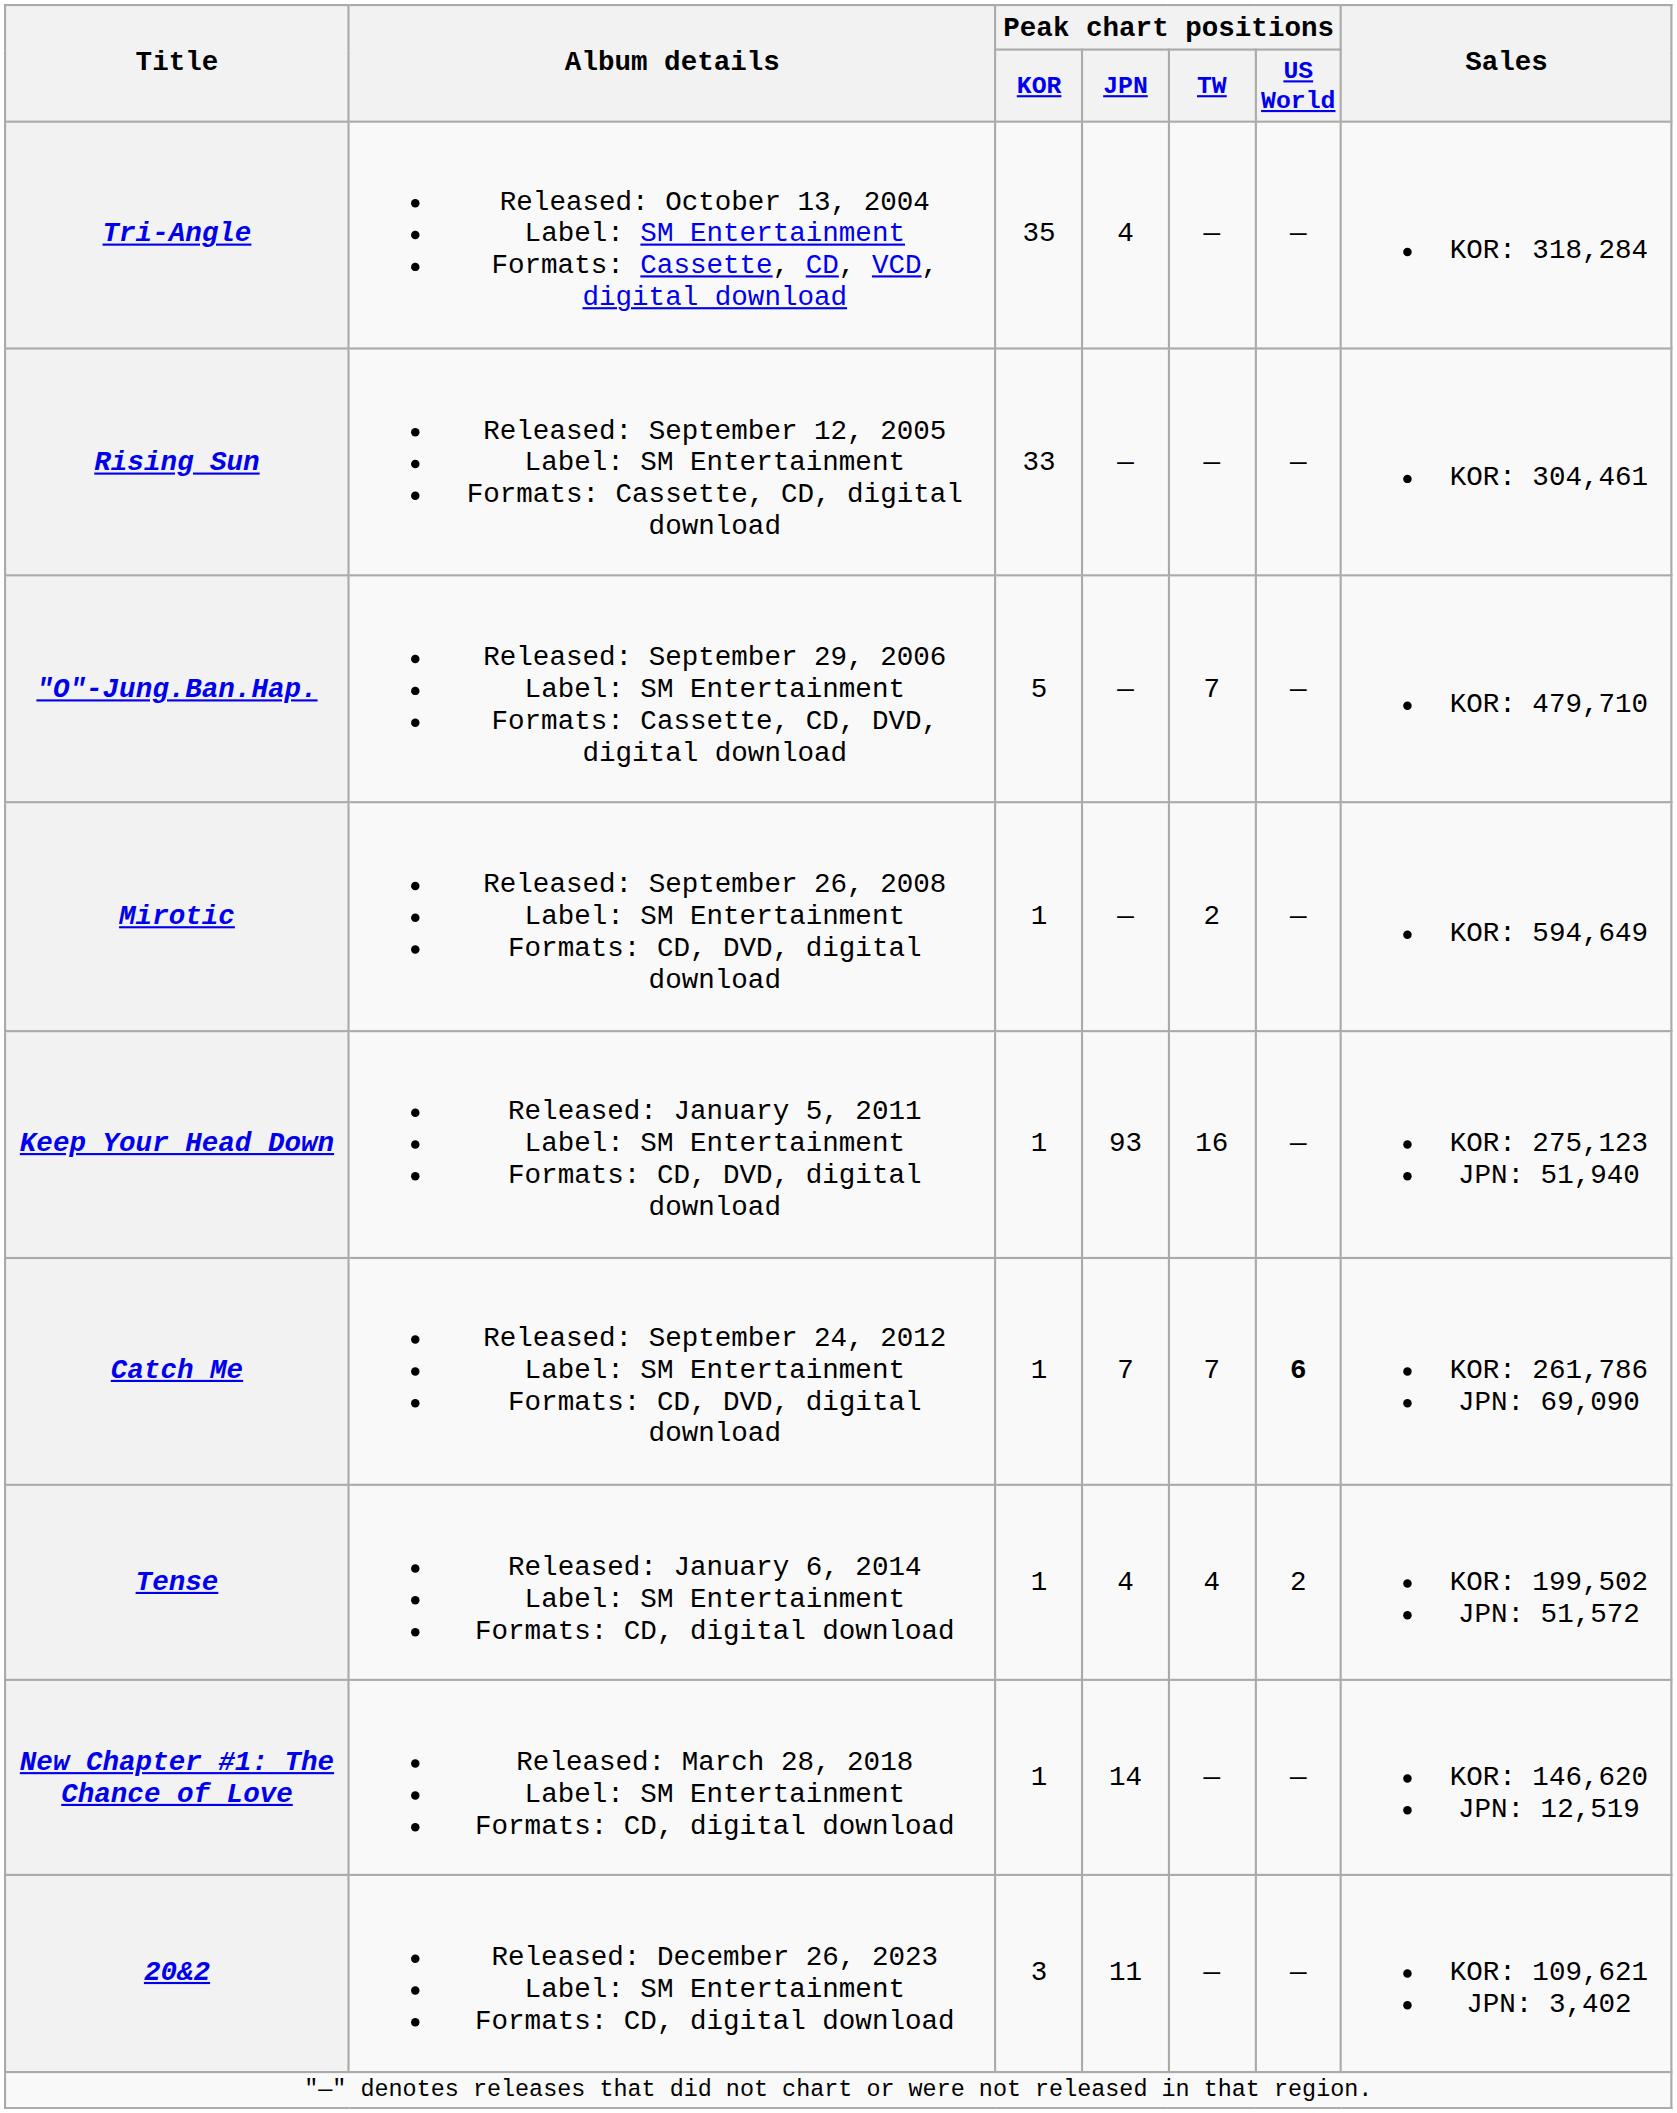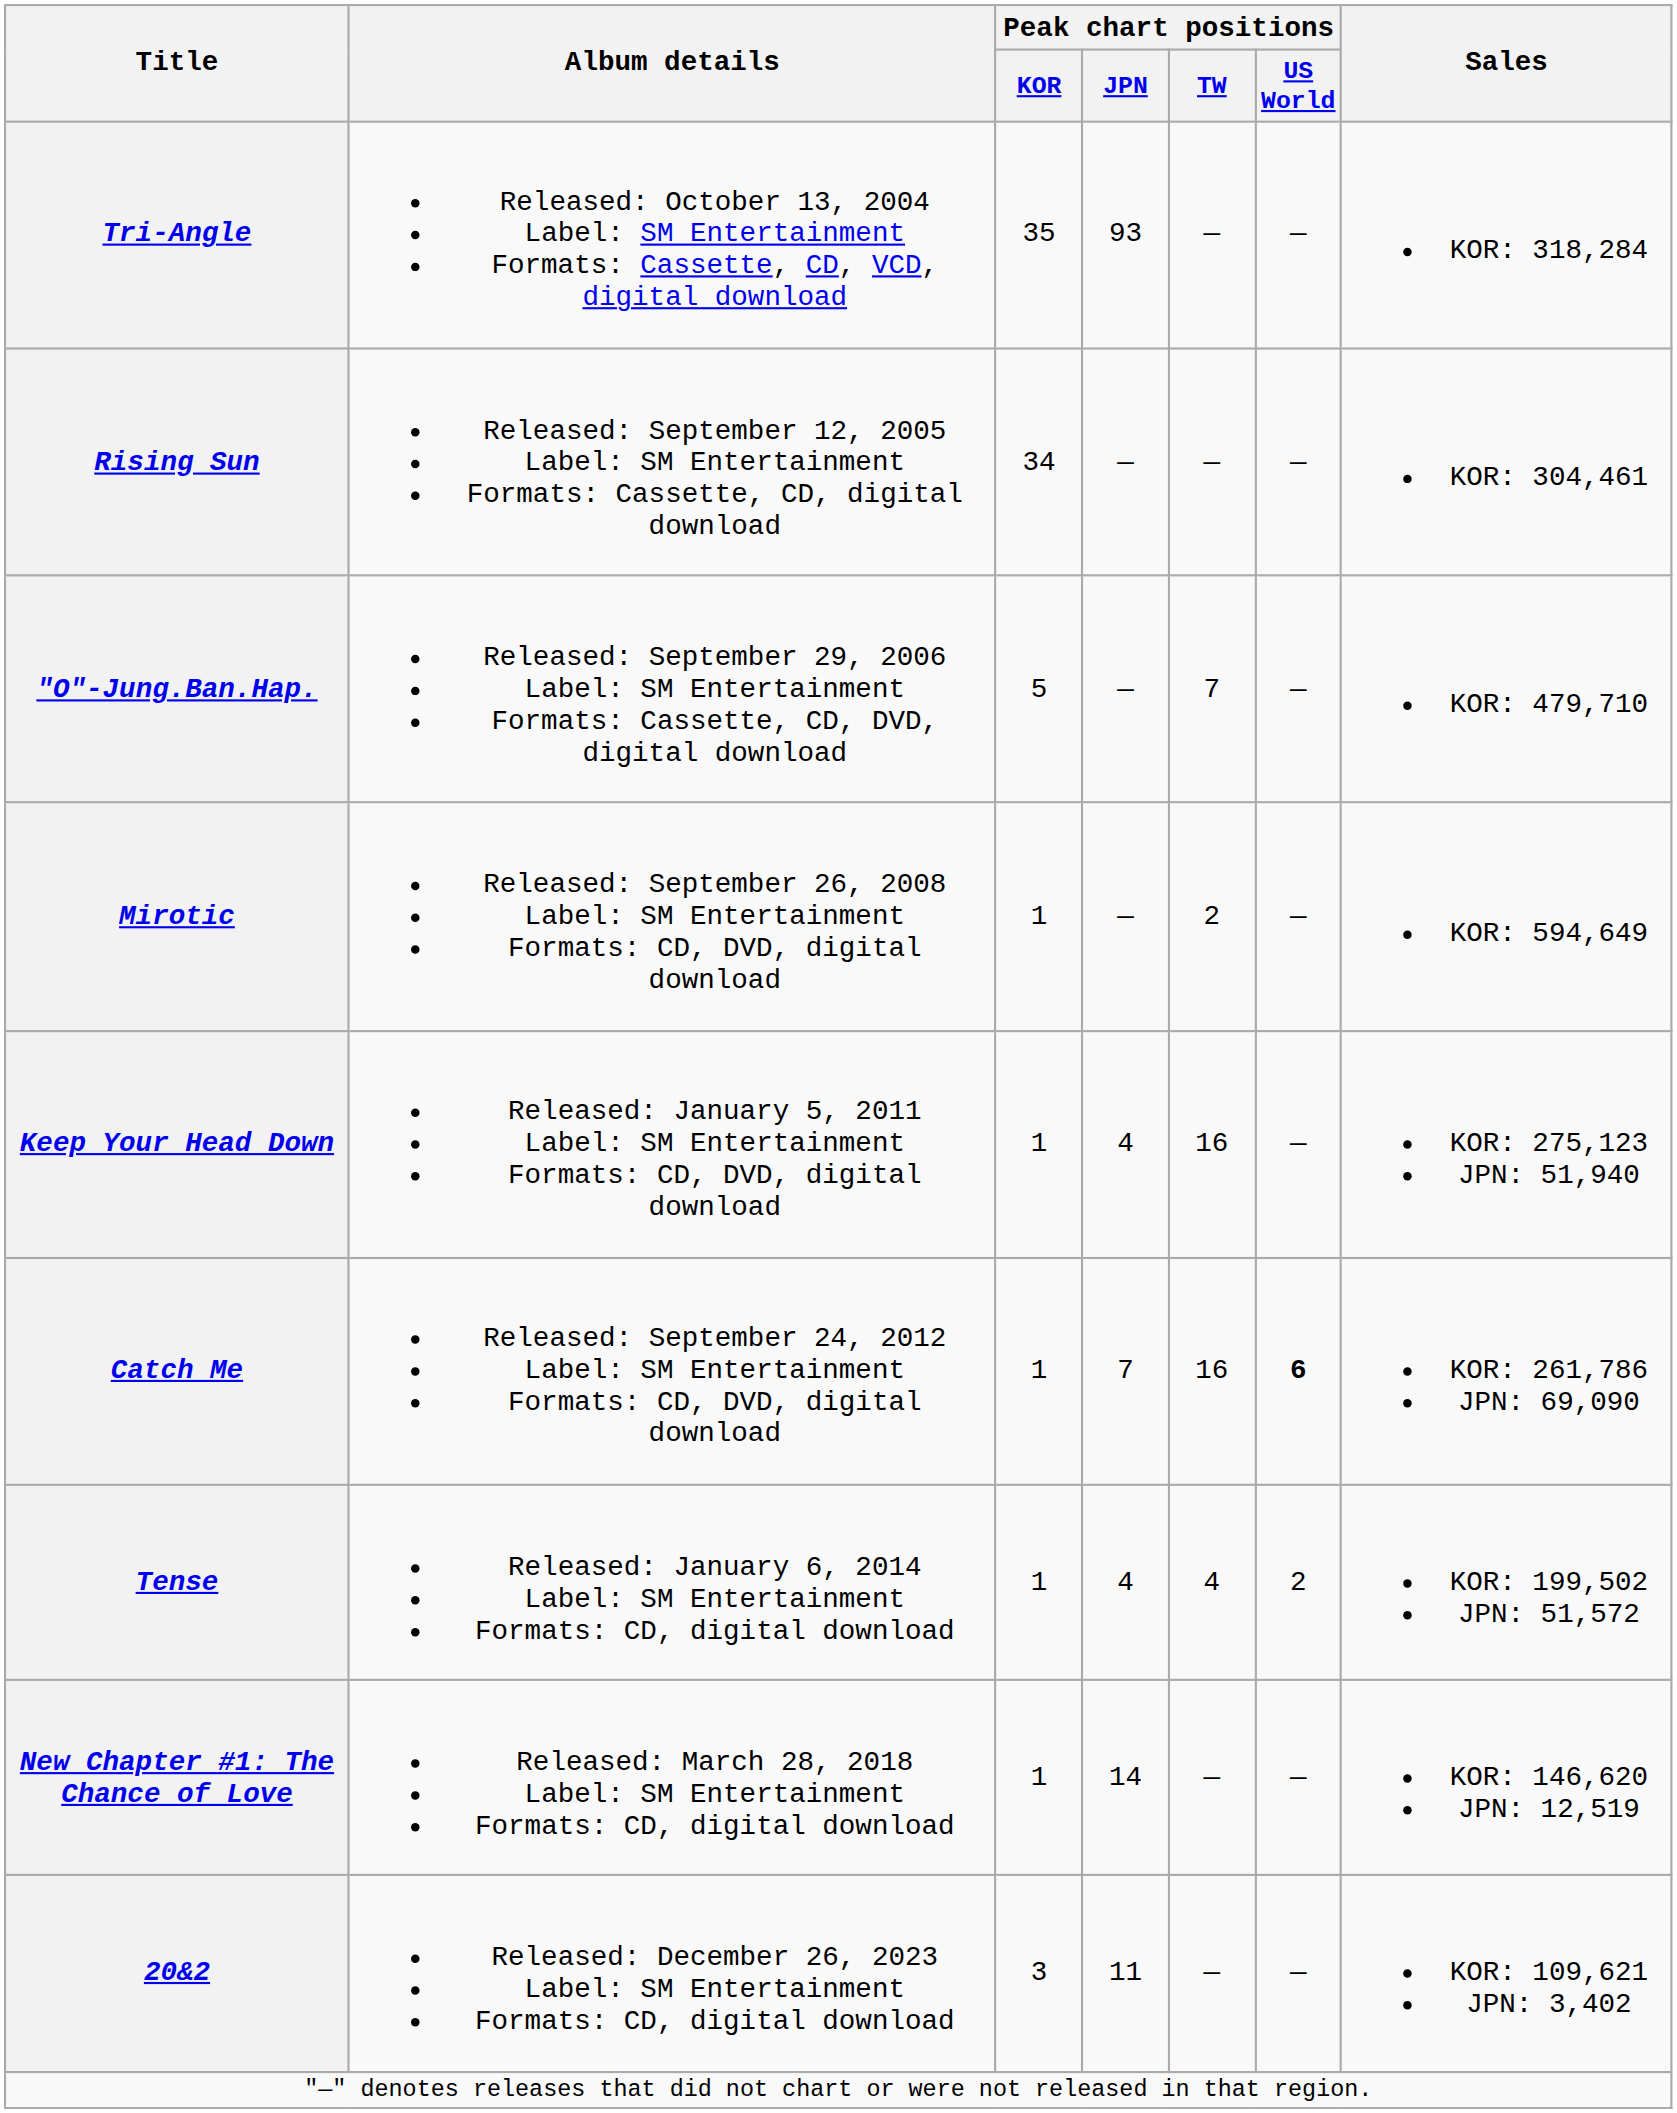(1125, 235) 4 -> (1125, 235) 93
(1039, 462) 33 -> (1039, 462) 34
(1125, 1144) 93 -> (1125, 1144) 4
(1212, 1371) 7 -> (1212, 1371) 16
